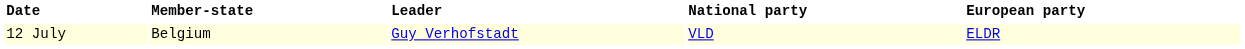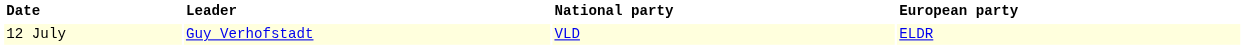- column: (202, 12)
